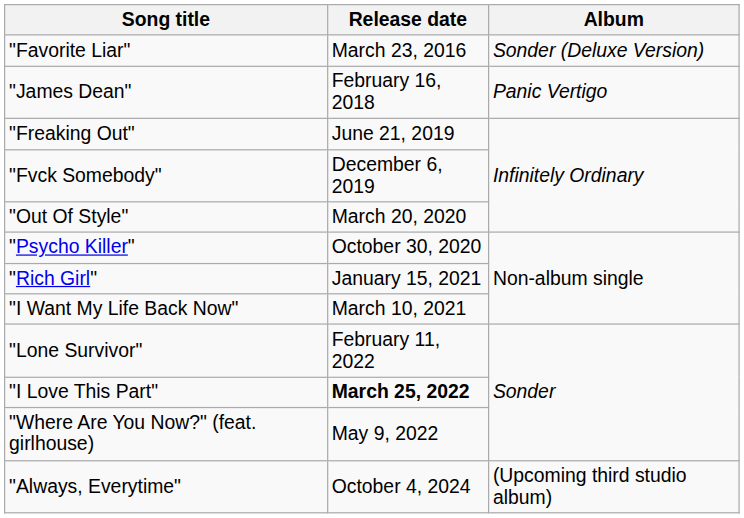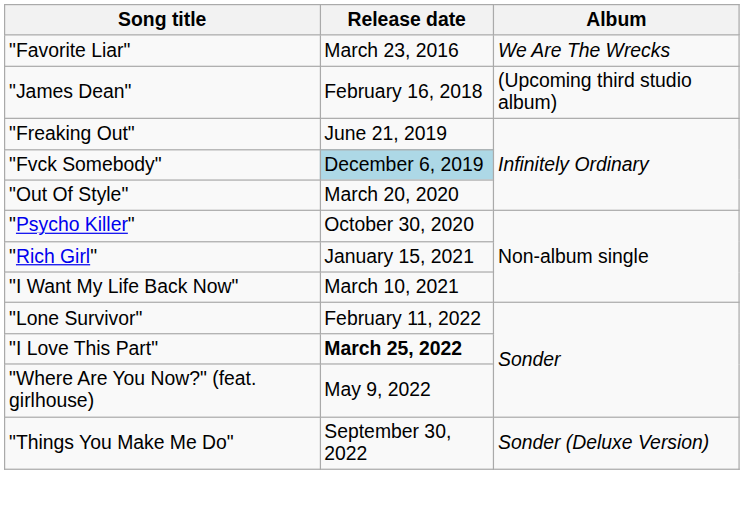(599, 50) Sonder (Deluxe Version) -> (584, 50) We Are The Wrecks
(550, 92) Panic Vertigo -> (595, 92) (Upcoming third studio album)
(387, 175) no background -> (404, 164) lightblue background
+ row: (121, 442)
- row: (95, 486)
